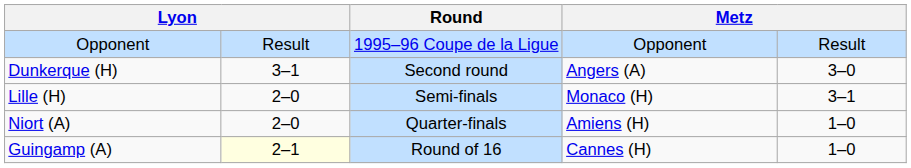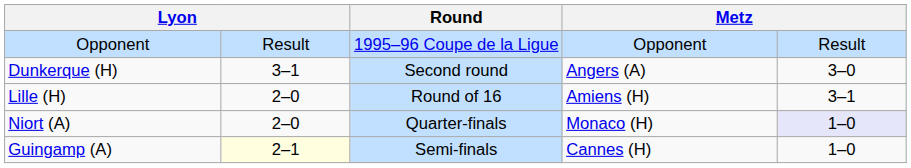(456, 96) Semi-finals -> (456, 96) Round of 16
(610, 96) Monaco (H) -> (608, 96) Amiens (H)
(608, 123) Amiens (H) -> (610, 123) Monaco (H)
(842, 123) no background -> (842, 123) lavender background
(456, 149) Round of 16 -> (456, 149) Semi-finals
